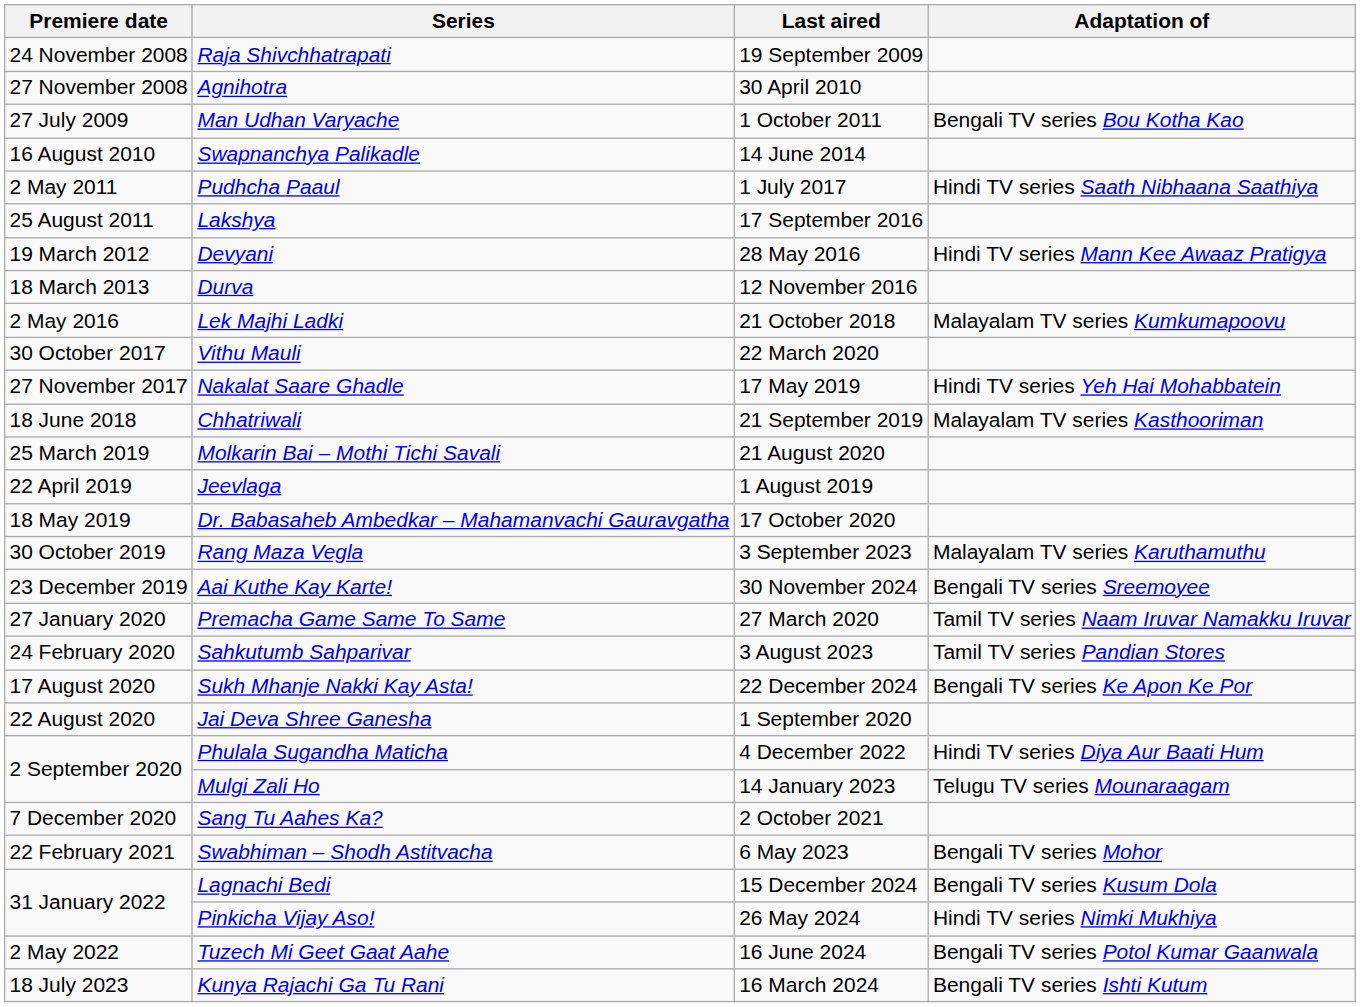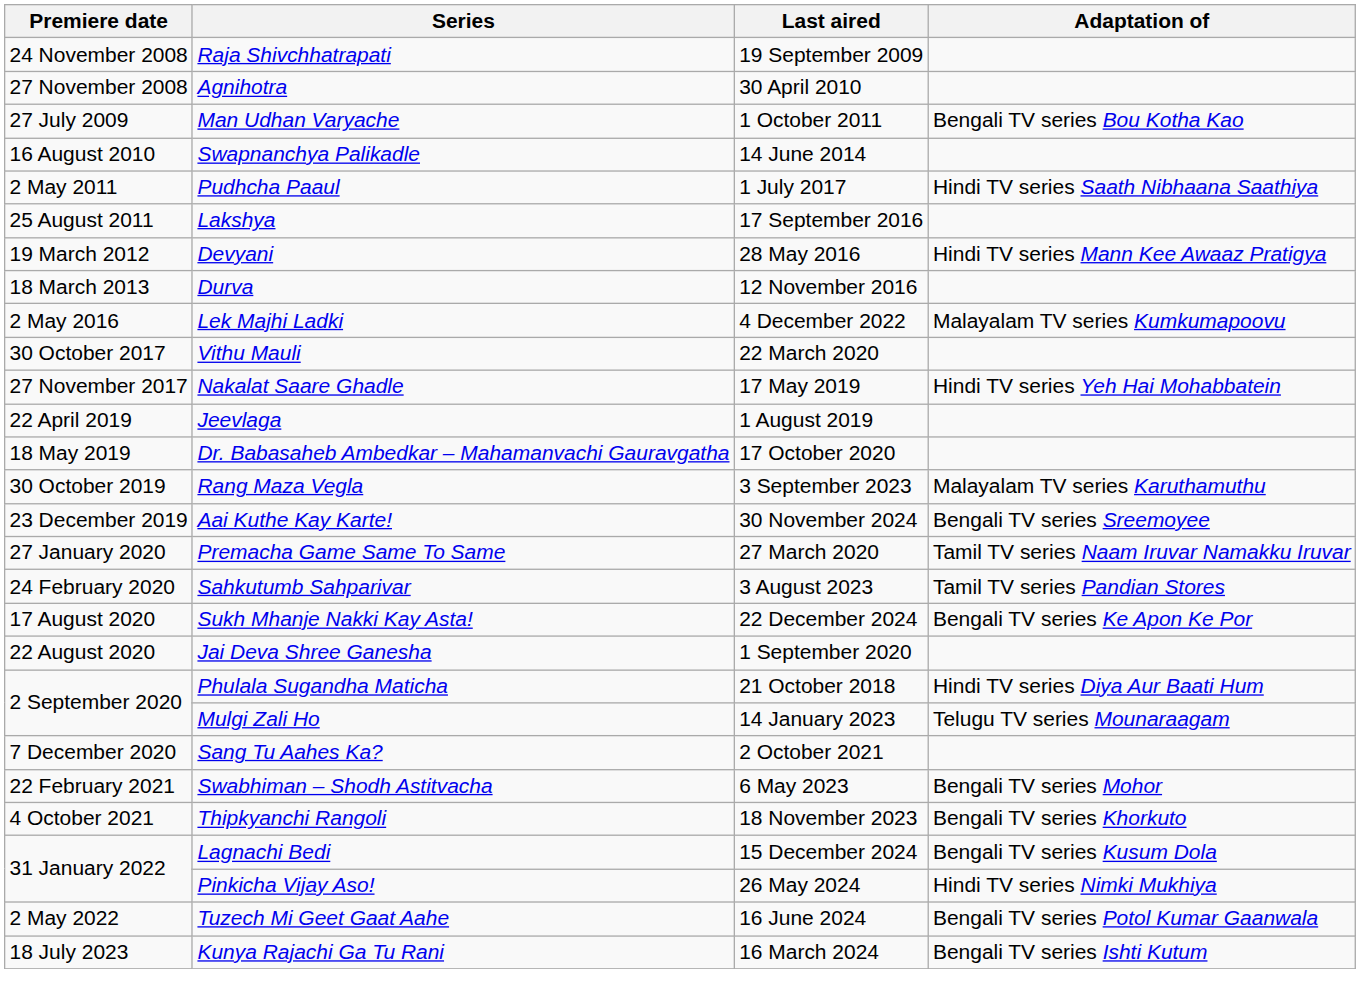(817, 320) 21 October 2018 -> (822, 320) 4 December 2022
- row: (249, 420)
- row: (349, 453)
(822, 752) 4 December 2022 -> (817, 685) 21 October 2018
+ row: (292, 818)
